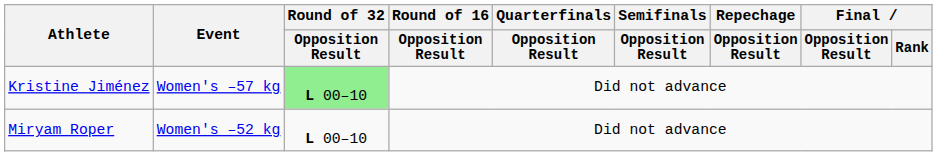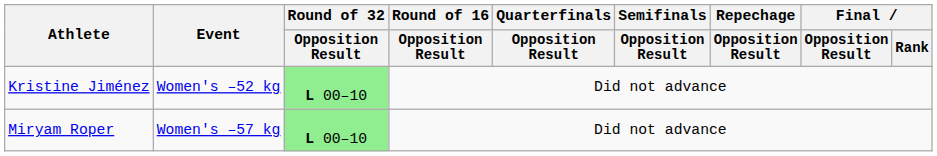(219, 87) Women's –57 kg -> (219, 87) Women's –52 kg
(219, 130) Women's –52 kg -> (219, 130) Women's –57 kg
(336, 139) no background -> (336, 139) lightgreen background
